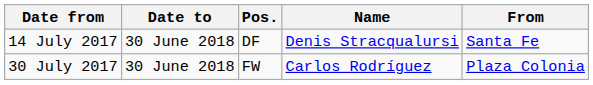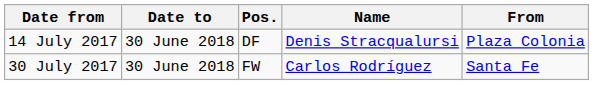(503, 42) Santa Fe -> (526, 42) Plaza Colonia
(526, 67) Plaza Colonia -> (503, 67) Santa Fe
